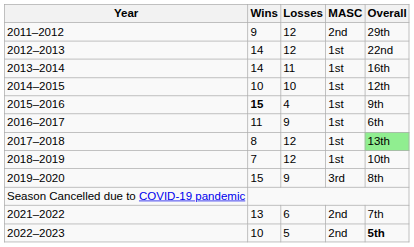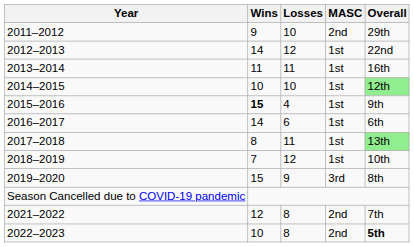(290, 31) 12 -> (290, 31) 10
(257, 68) 14 -> (257, 68) 11
(379, 86) no background -> (379, 86) lightgreen background
(257, 123) 11 -> (257, 123) 14
(286, 123) 9 -> (286, 123) 6
(290, 141) 12 -> (289, 141) 11
(257, 214) 13 -> (257, 214) 12
(286, 214) 6 -> (286, 214) 8
(286, 232) 5 -> (286, 232) 8
